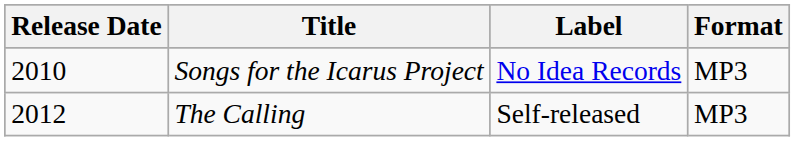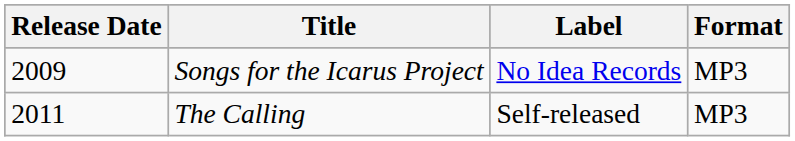(39, 69) 2010 -> (39, 69) 2009
(39, 113) 2012 -> (38, 113) 2011
